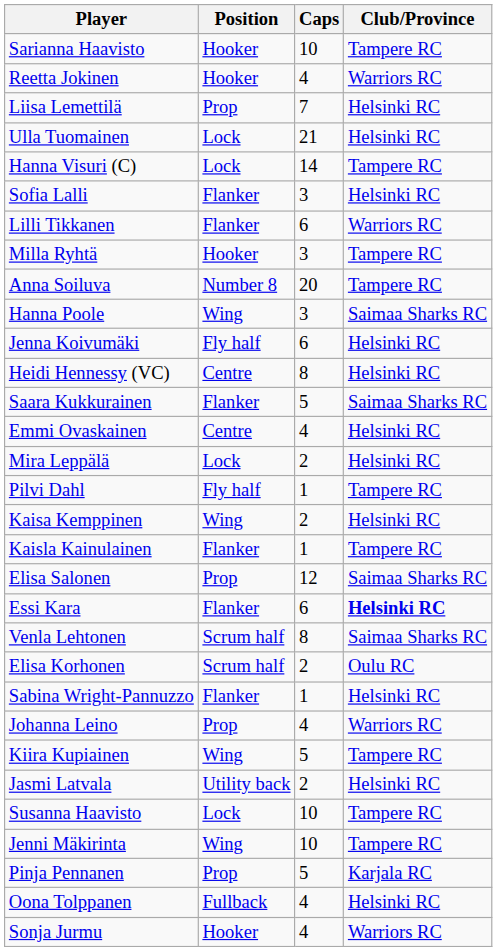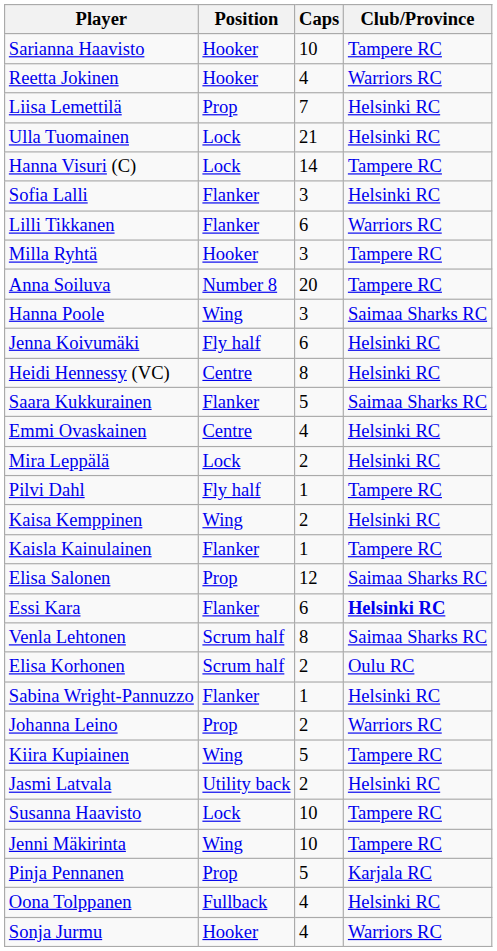(304, 725) 4 -> (304, 725) 2
